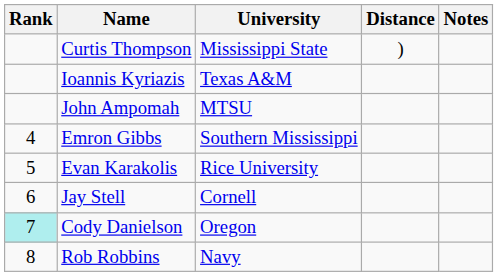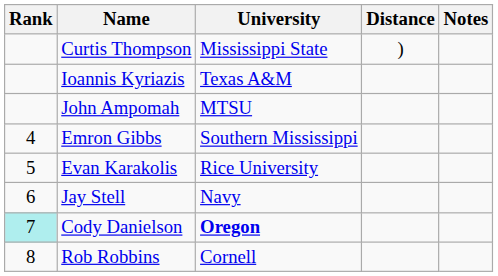(228, 197) Cornell -> (220, 197) Navy
(228, 227) normal -> (230, 227) bold
(220, 256) Navy -> (228, 256) Cornell
